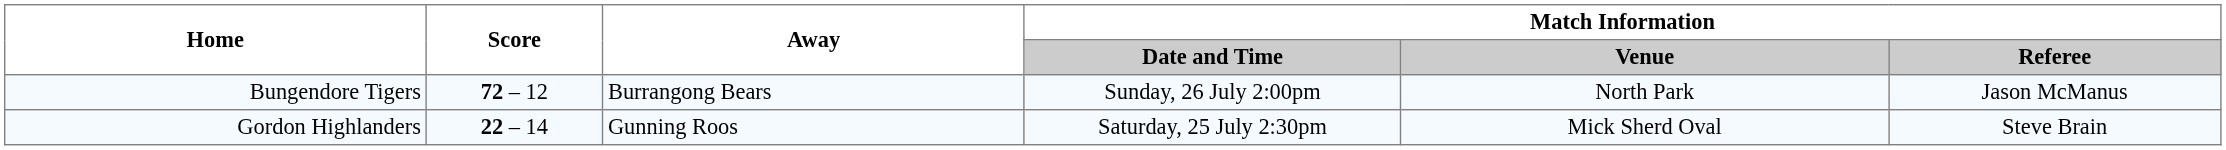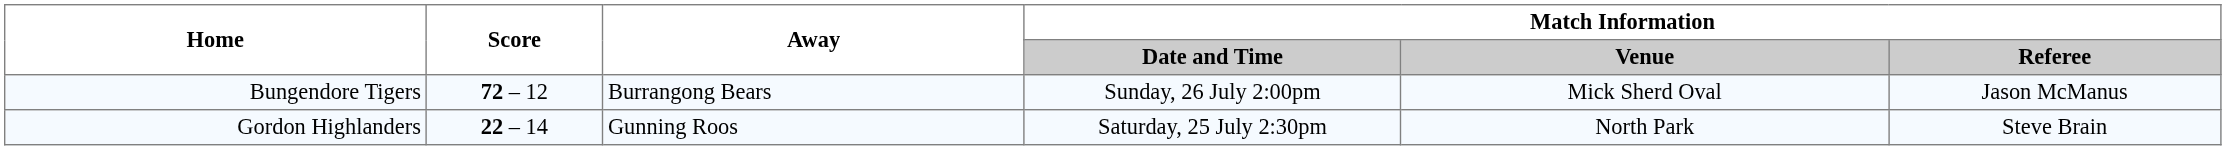(1645, 92) North Park -> (1645, 92) Mick Sherd Oval
(1645, 126) Mick Sherd Oval -> (1645, 126) North Park
